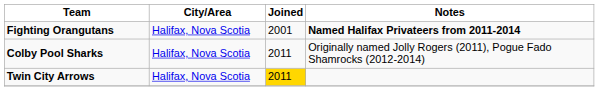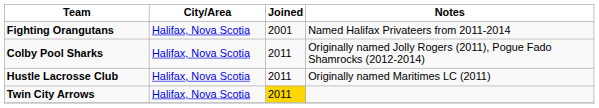(414, 30) bold -> (409, 30) normal
+ row: (62, 77)
